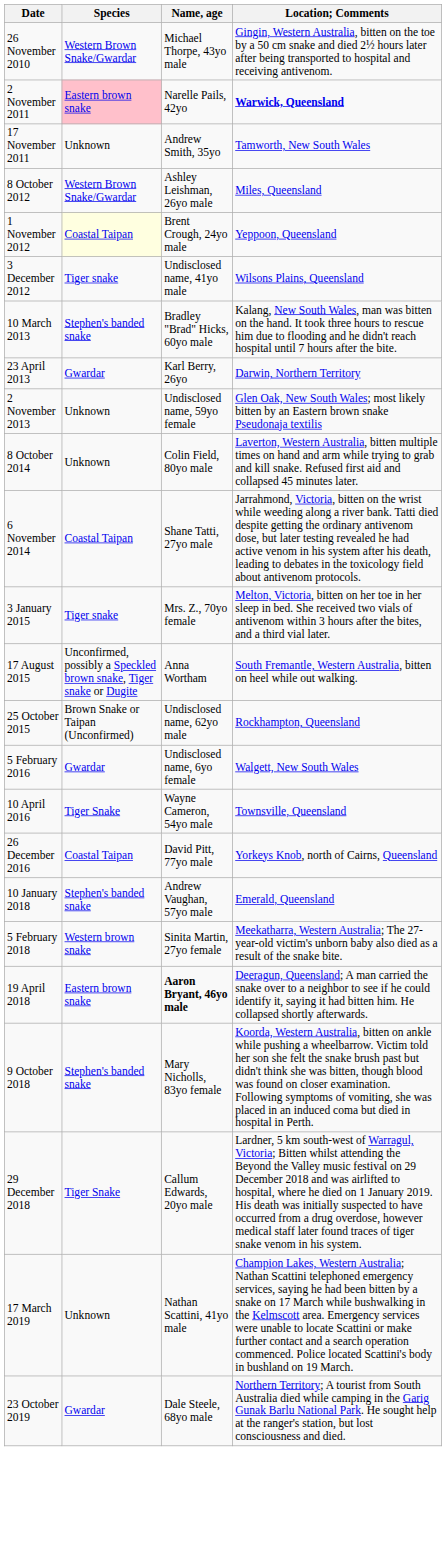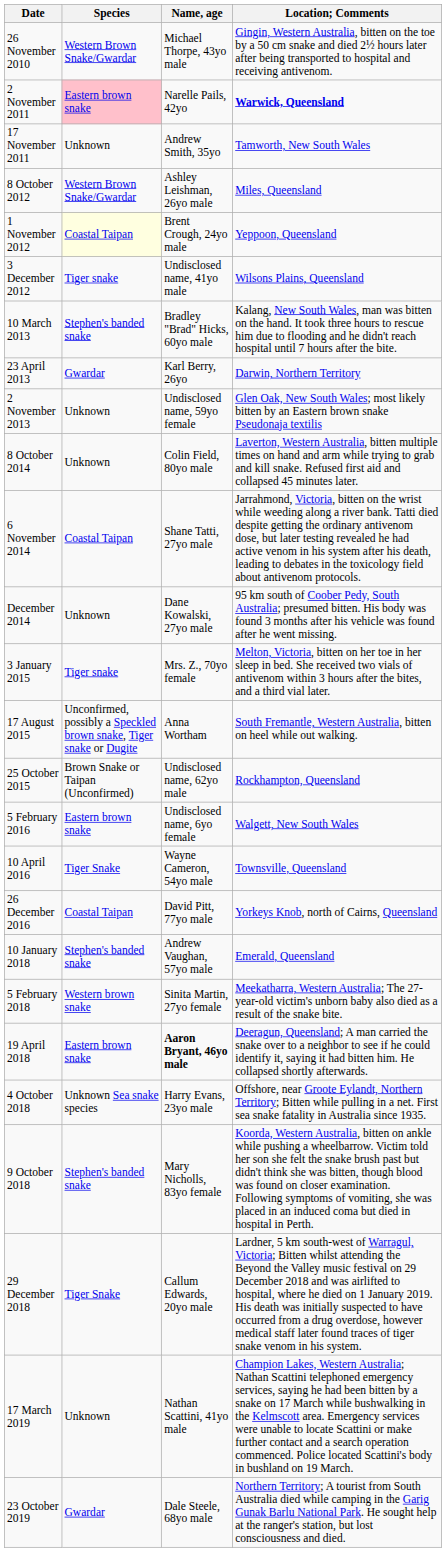+ row: (31, 615)
(85, 767) Gwardar -> (98, 824) Eastern brown snake
+ row: (30, 1102)
